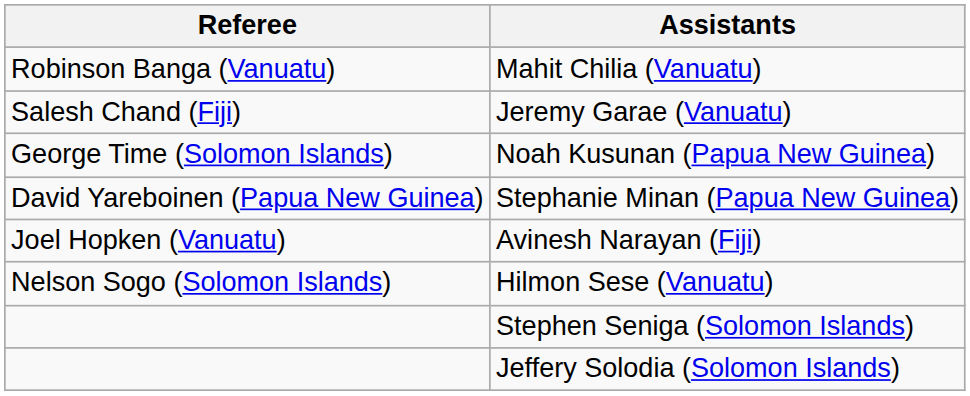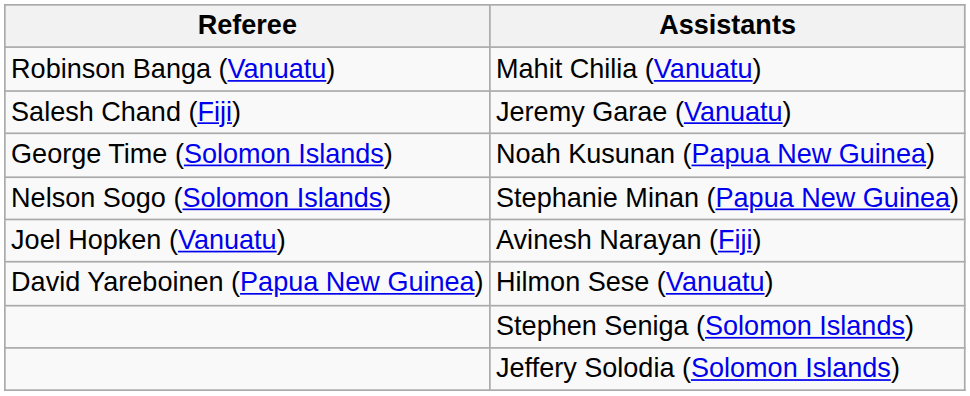(247, 197) David Yareboinen (Papua New Guinea) -> (201, 197) Nelson Sogo (Solomon Islands)
(201, 283) Nelson Sogo (Solomon Islands) -> (247, 283) David Yareboinen (Papua New Guinea)
